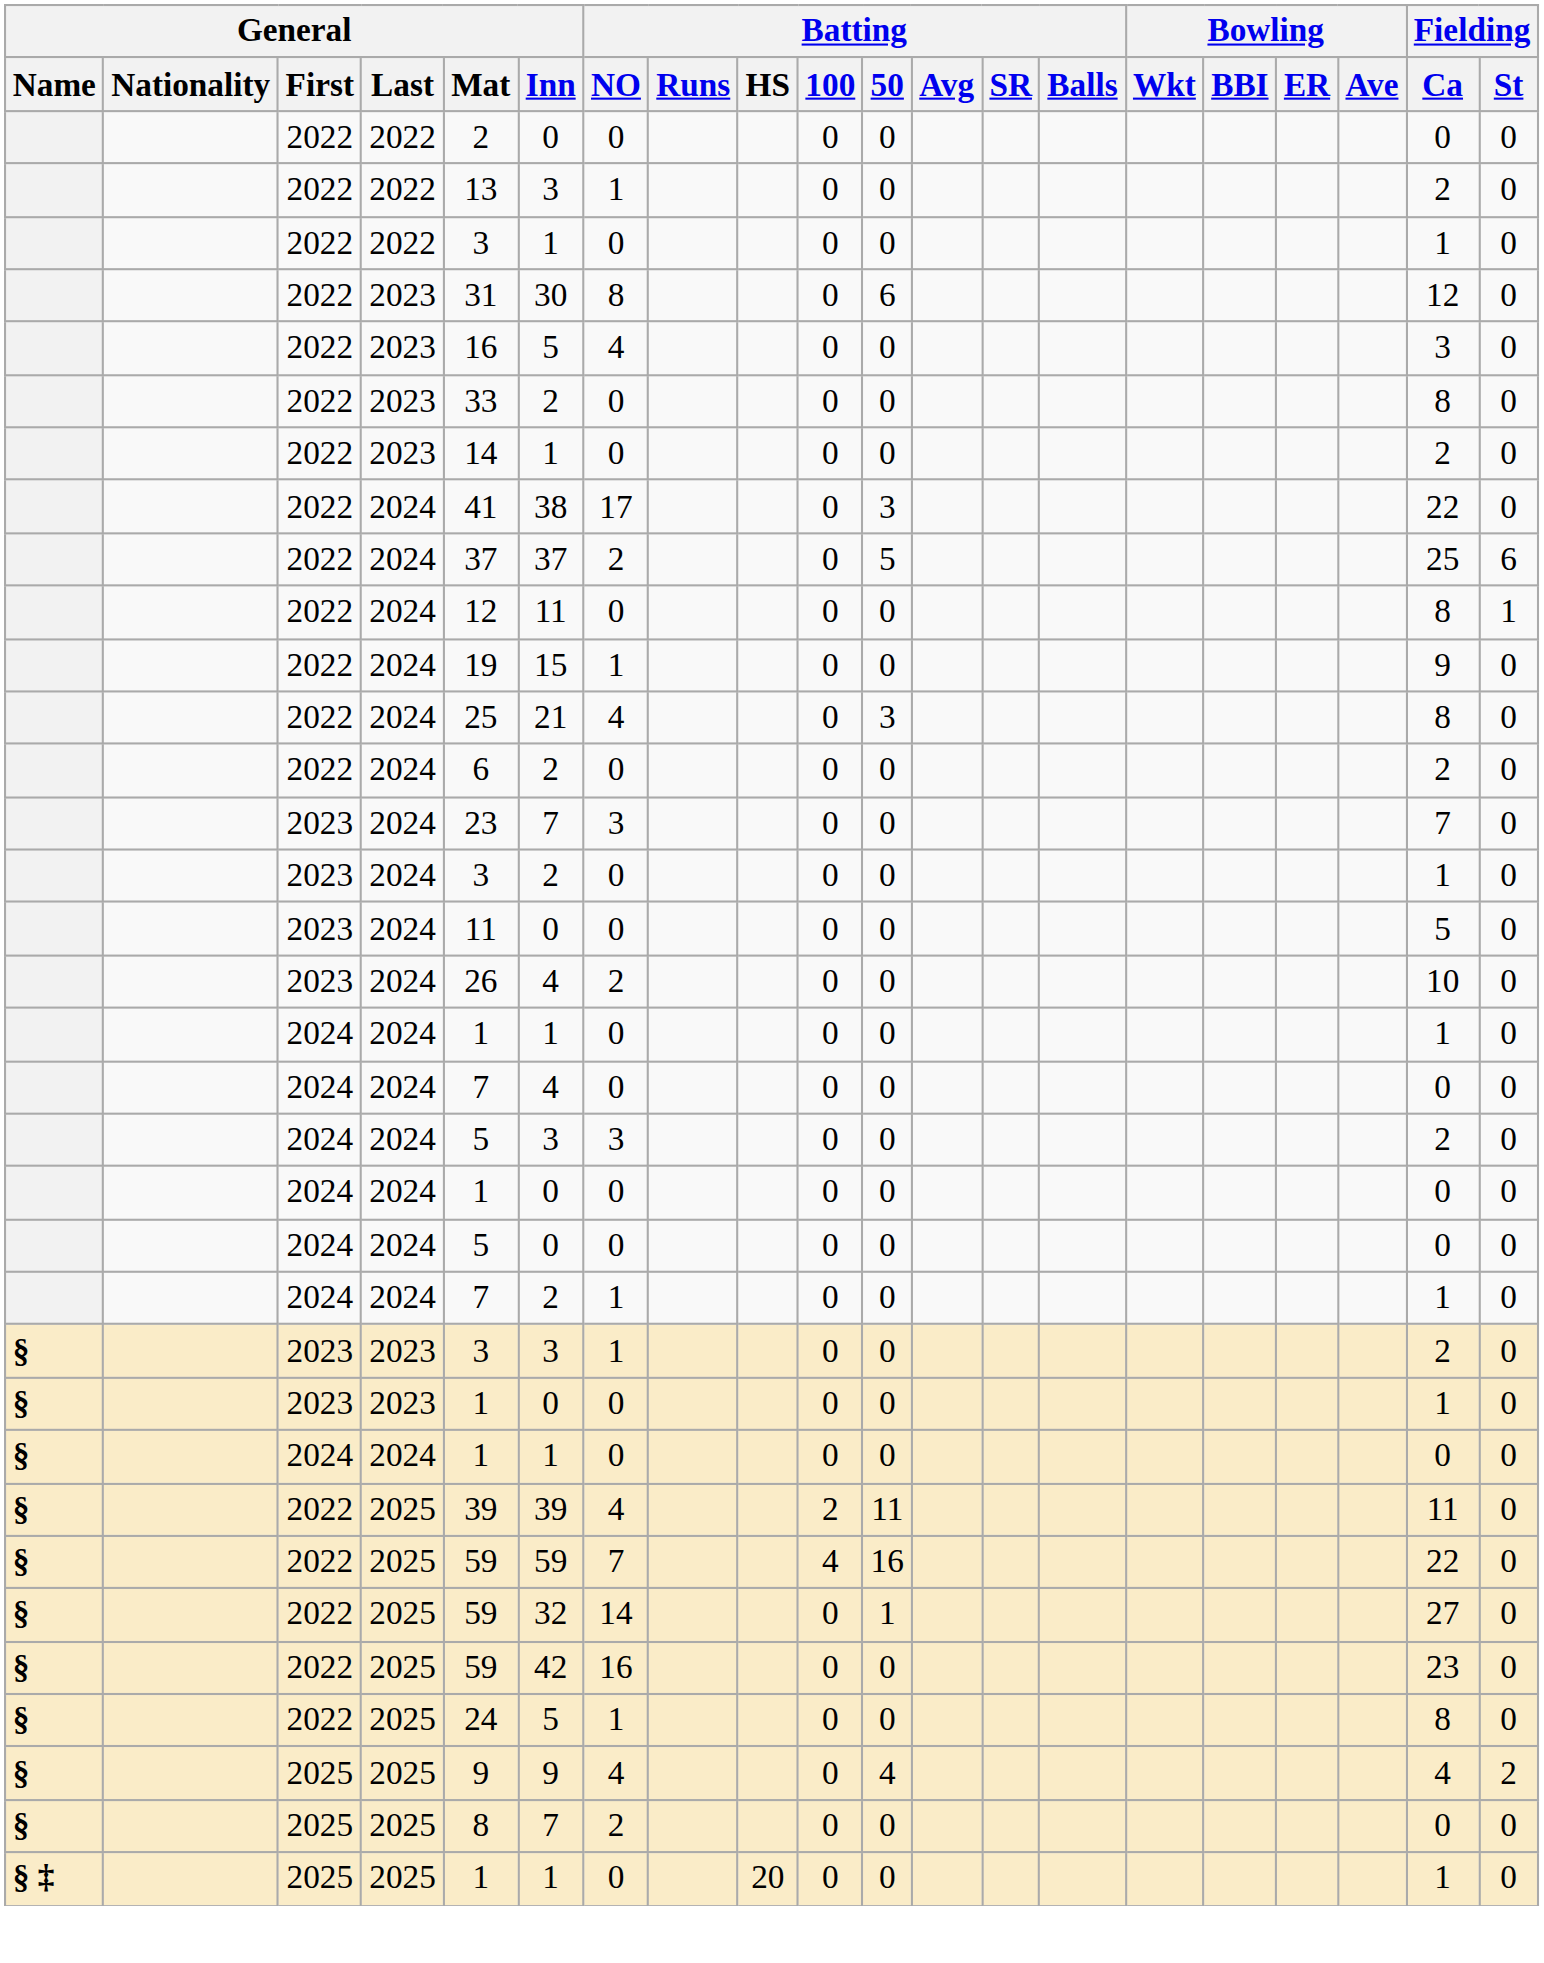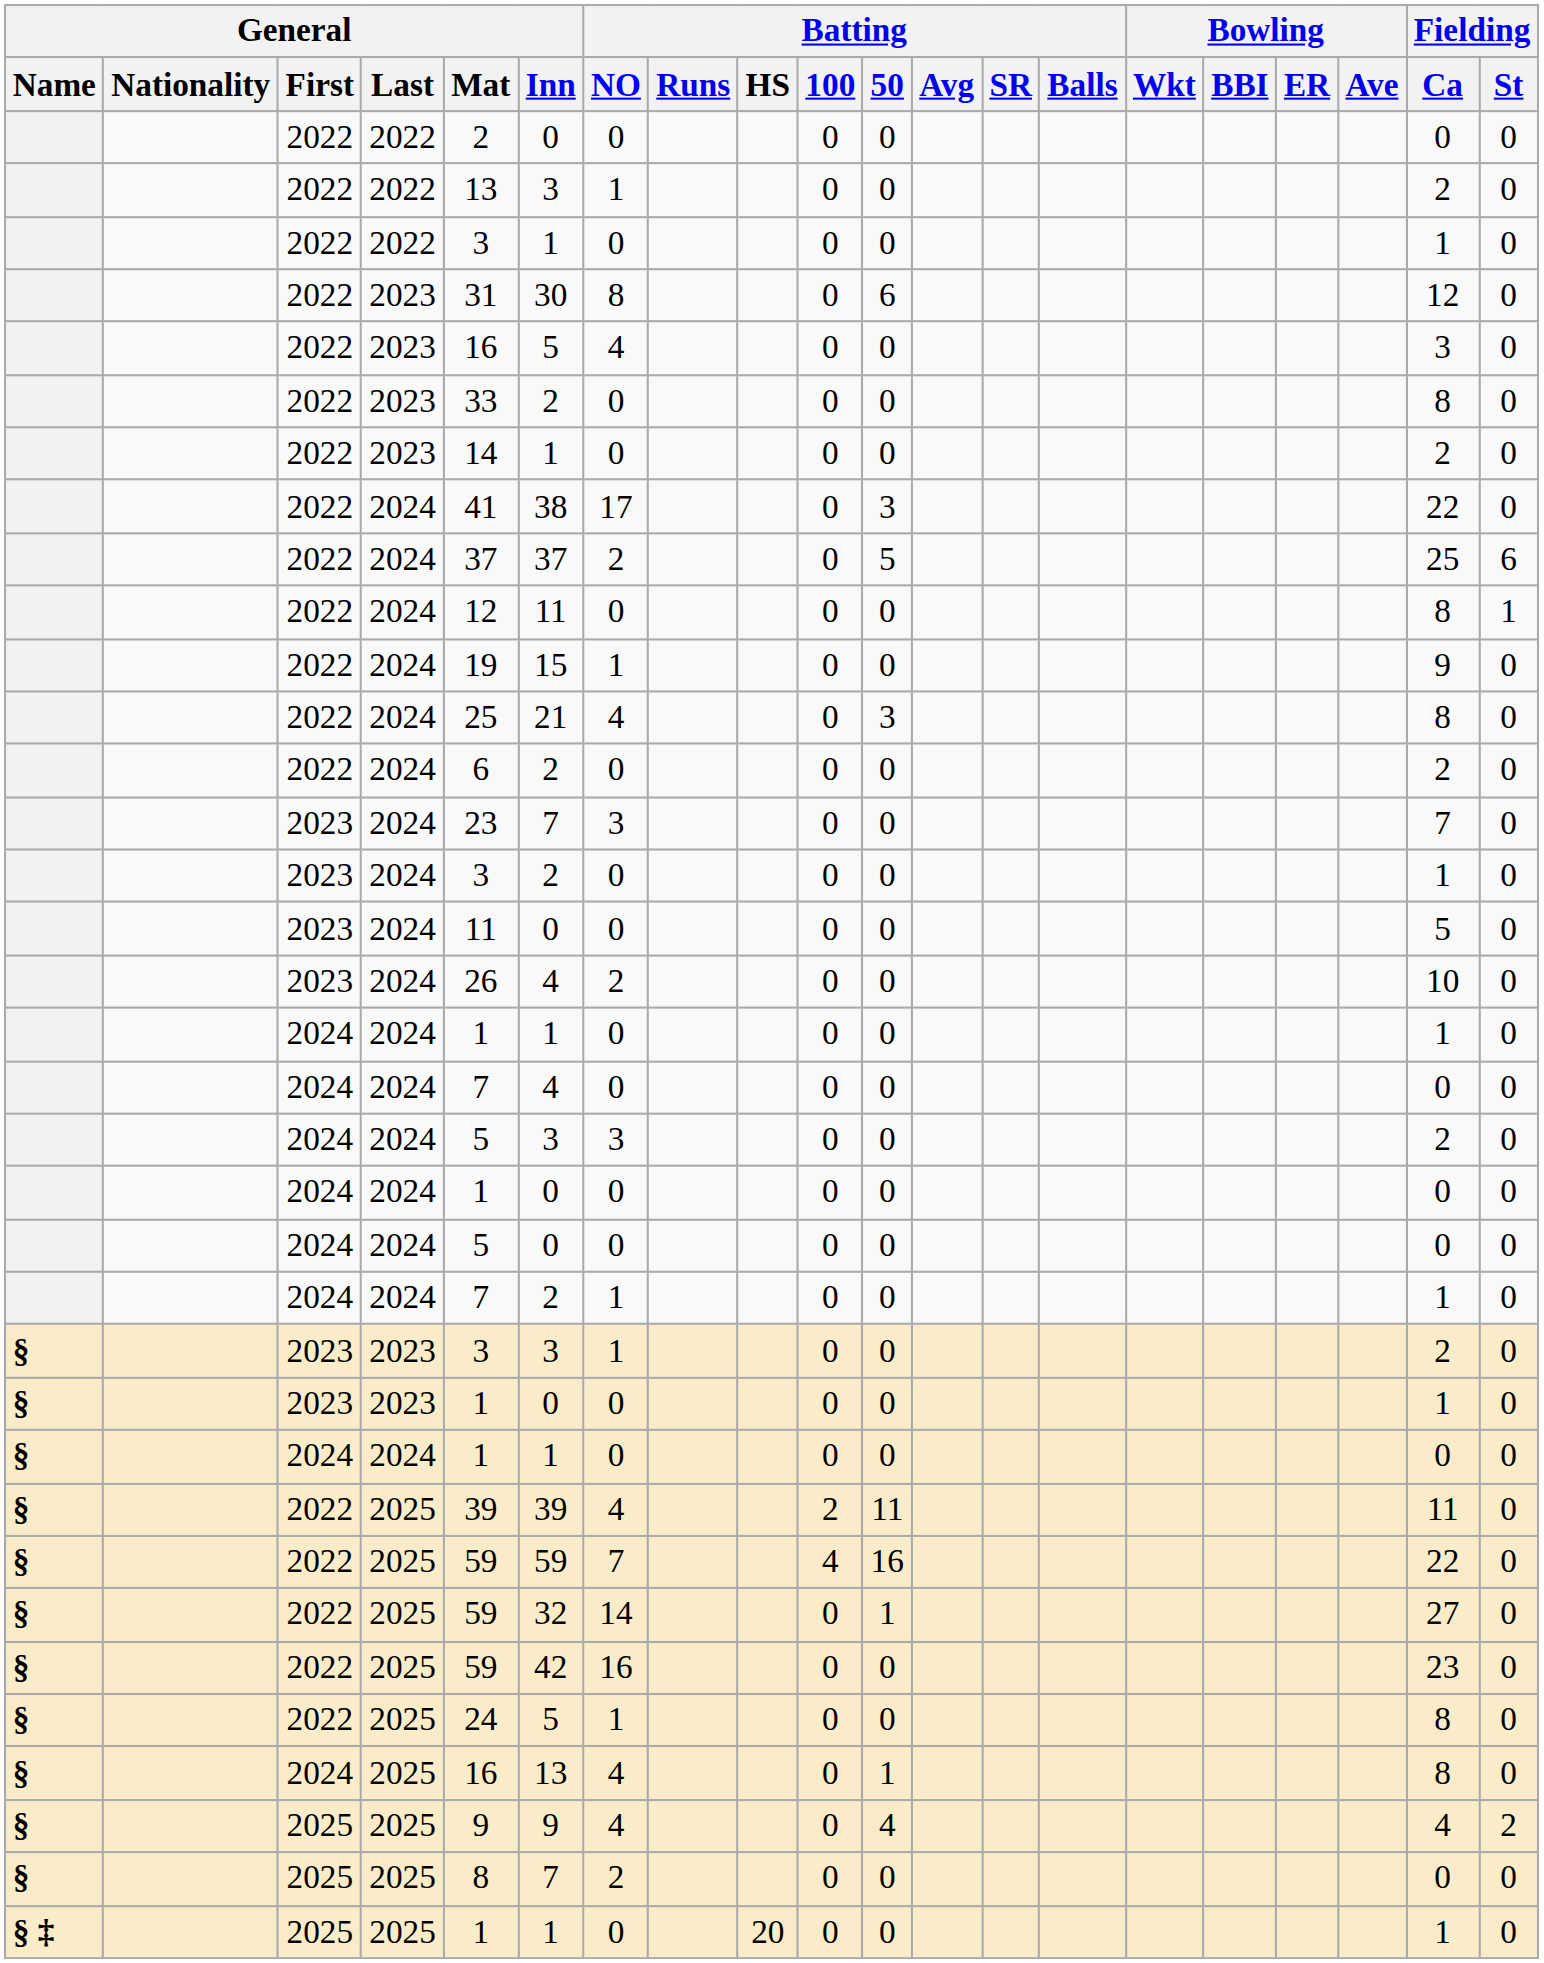+ row: (320, 1772)
